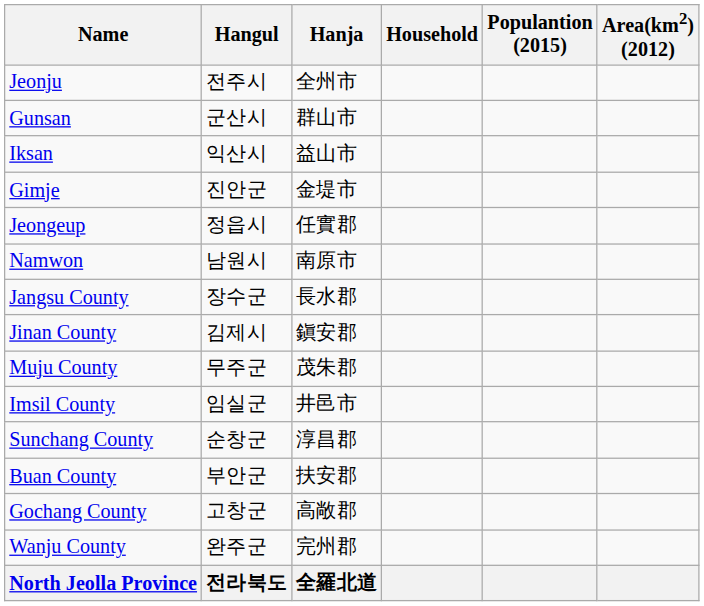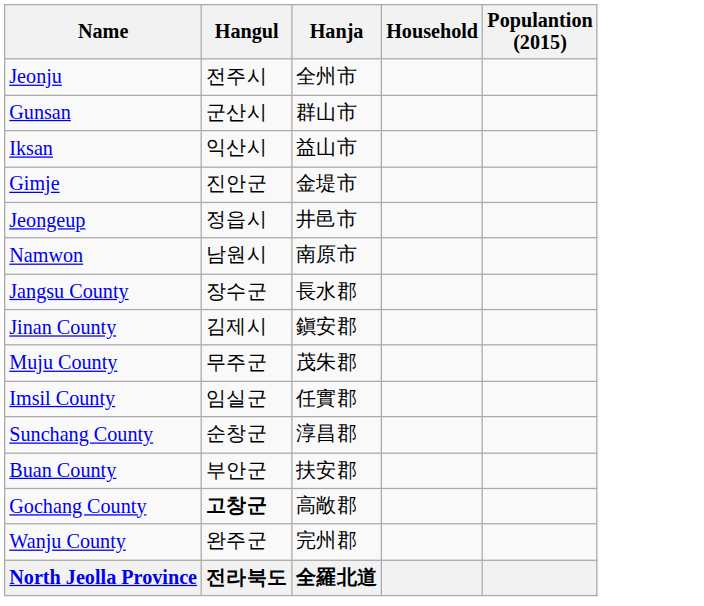- column: (648, 34)
(327, 224) 任實郡 -> (327, 219) 井邑市
(327, 403) 井邑市 -> (327, 398) 任實郡
(237, 510) normal -> (237, 505) bold
